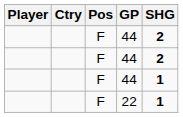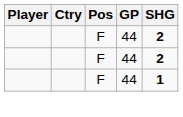- row: (28, 101)
